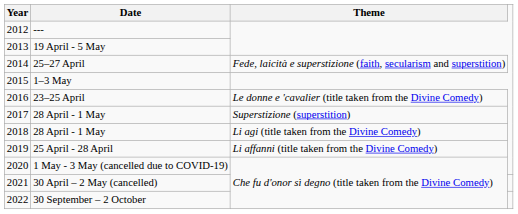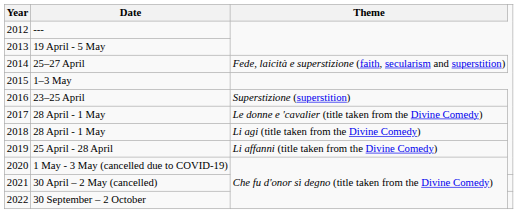(358, 98) Le donne e 'cavalier (title taken from the Divine Comedy) -> (292, 98) Superstizione (superstition)
(292, 115) Superstizione (superstition) -> (358, 115) Le donne e 'cavalier (title taken from the Divine Comedy)
